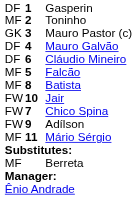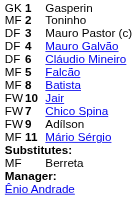(13, 7) DF -> (13, 7) GK
(13, 33) GK -> (13, 33) DF
